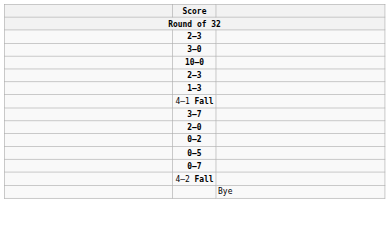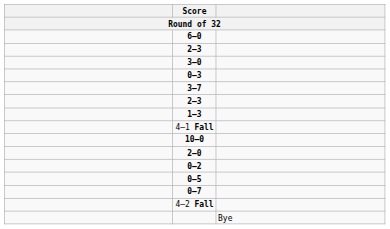+ row: (194, 37)
+ row: (194, 75)
rows swapped: (194, 114) <-> (194, 62)
